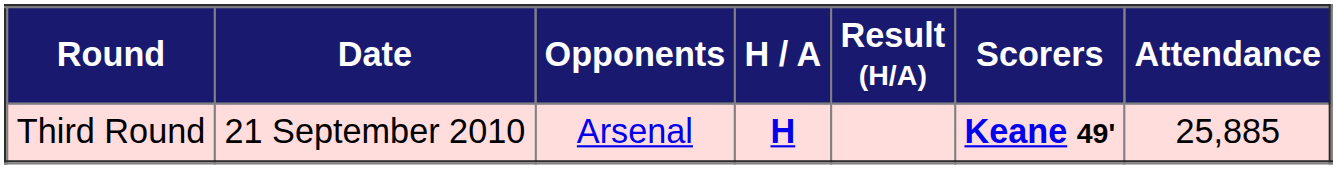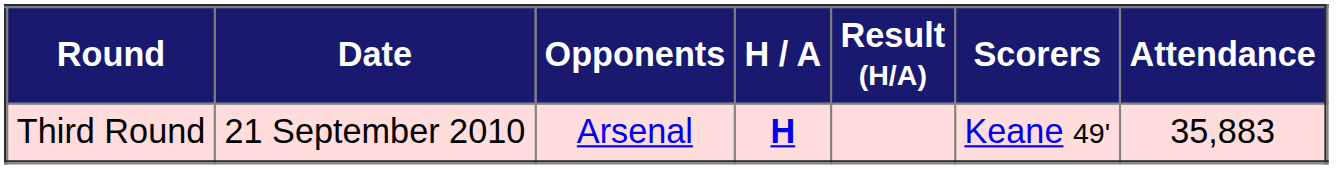(1040, 131) bold -> (1037, 131) normal
(1228, 131) 25,885 -> (1223, 131) 35,883
